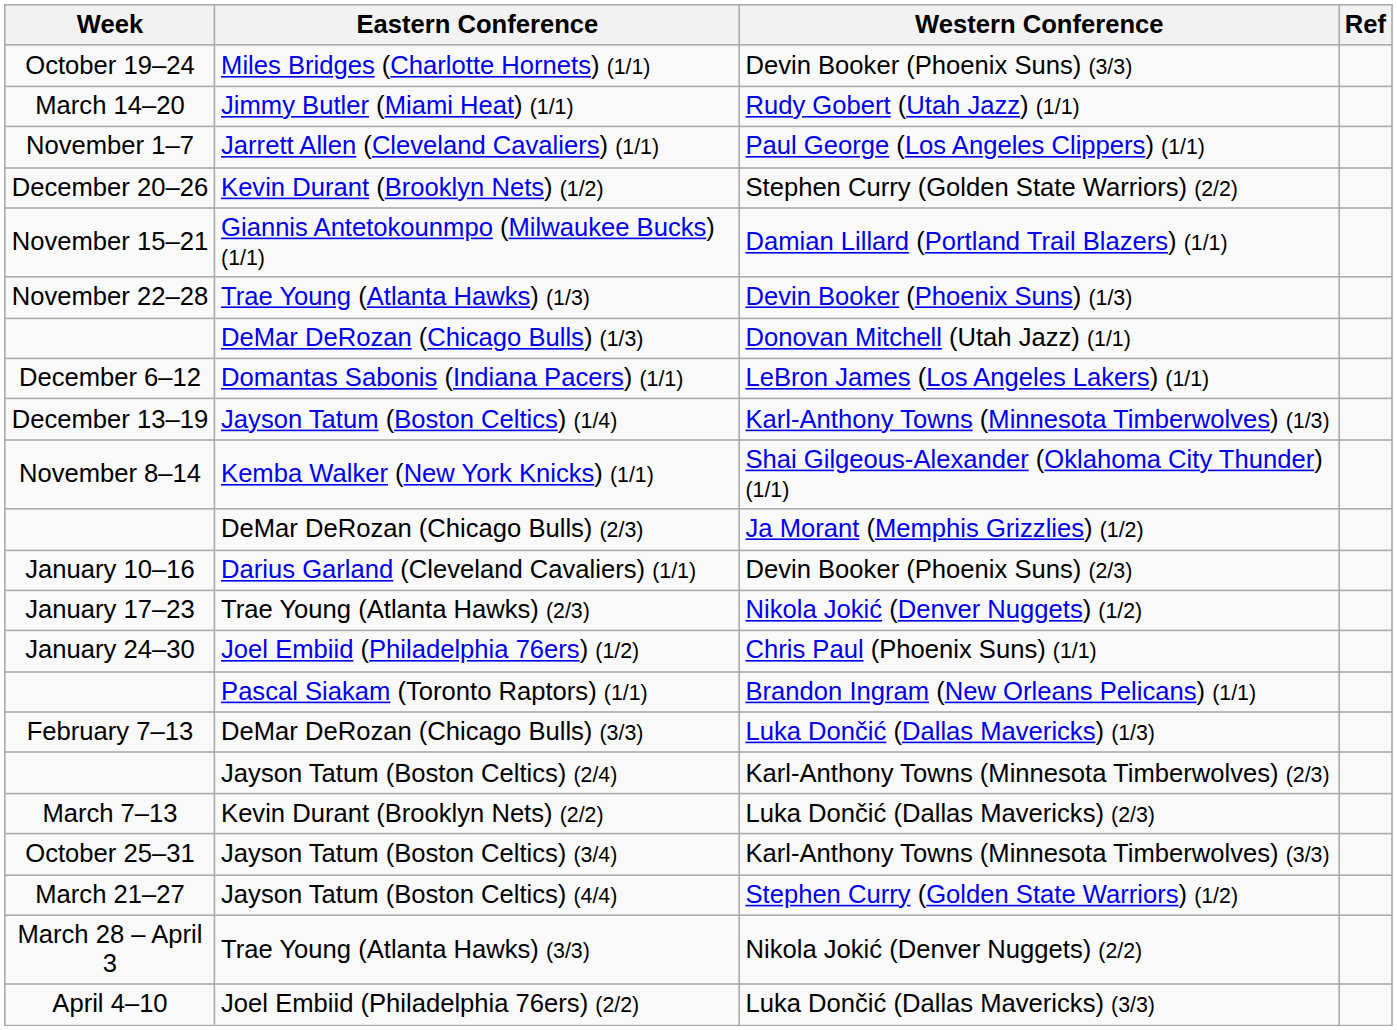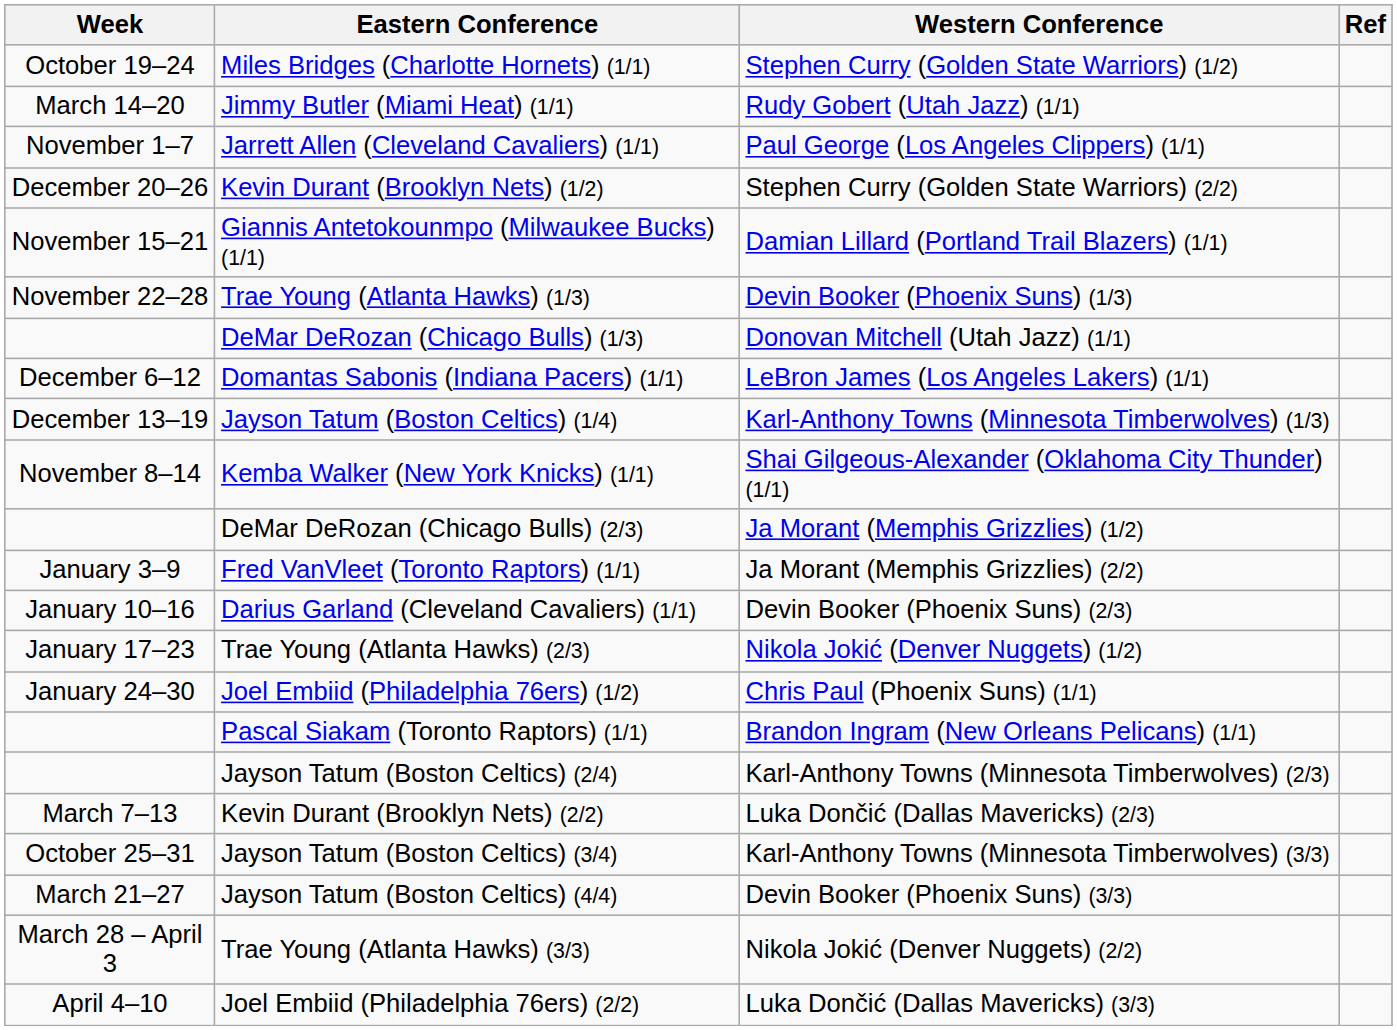(939, 65) Devin Booker (Phoenix Suns) (3/3) -> (992, 65) Stephen Curry (Golden State Warriors) (1/2)
+ row: (431, 569)
- row: (432, 732)
(992, 894) Stephen Curry (Golden State Warriors) (1/2) -> (939, 894) Devin Booker (Phoenix Suns) (3/3)
